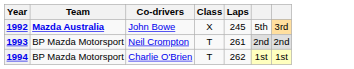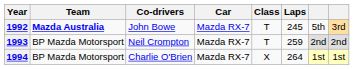+ column: (223, 12)
(210, 27) X -> (267, 27) T
(238, 42) 261 -> (295, 42) 259
(210, 57) T -> (267, 57) X
(238, 57) 262 -> (295, 57) 264
